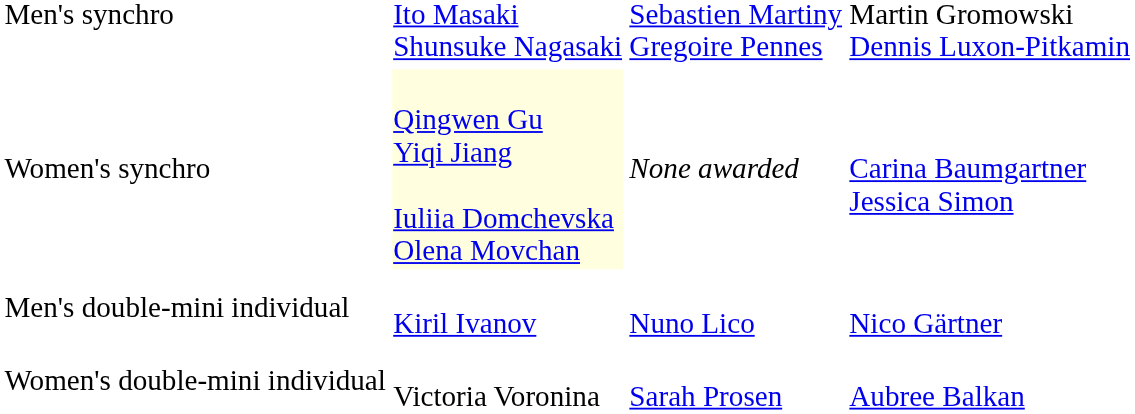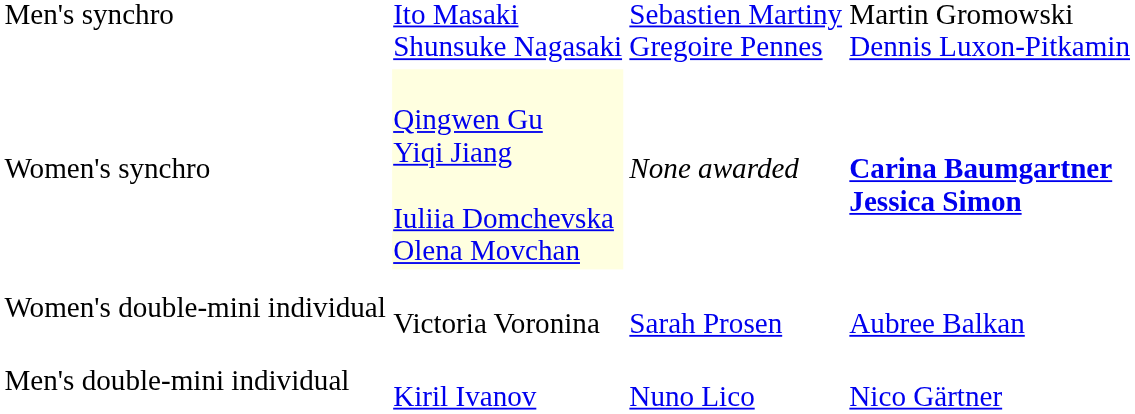(968, 185) normal -> (981, 185) bold
rows swapped: (177, 307) <-> (195, 380)
